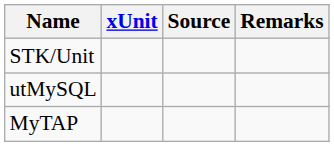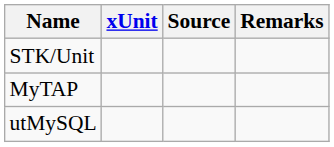rows swapped: (44, 123) <-> (53, 89)
